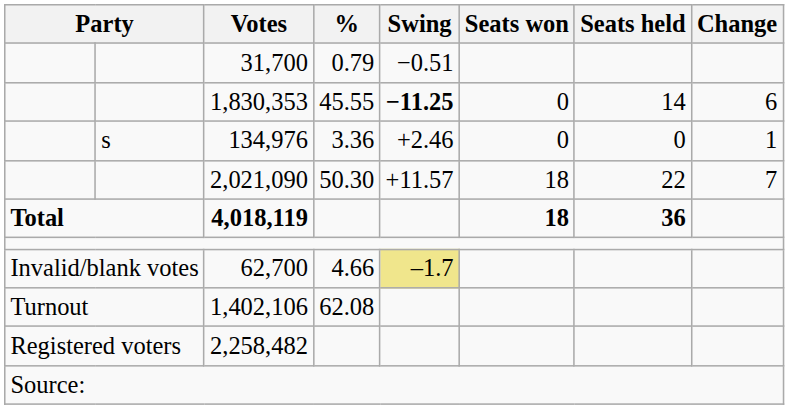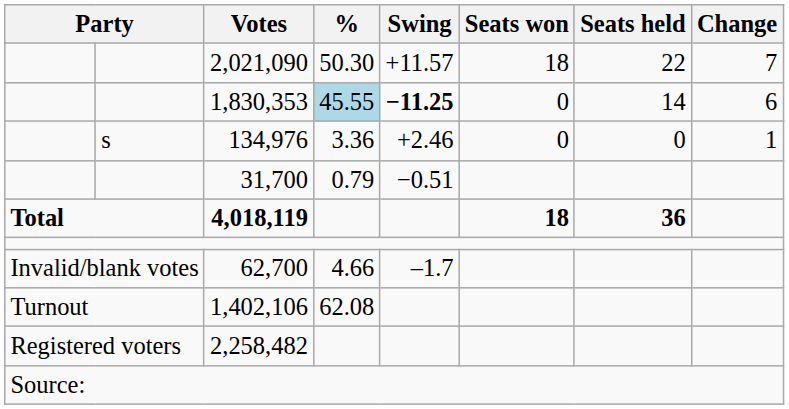rows swapped: (259, 179) <-> (274, 62)
(347, 101) no background -> (347, 101) lightblue background
(432, 268) khaki background -> (432, 268) no background
